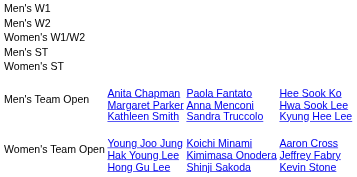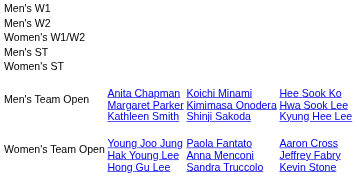(225, 105) Paola Fantato Anna Menconi Sandra Truccolo -> (232, 105) Koichi Minami Kimimasa Onodera Shinji Sakoda
(232, 155) Koichi Minami Kimimasa Onodera Shinji Sakoda -> (225, 155) Paola Fantato Anna Menconi Sandra Truccolo
